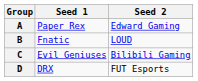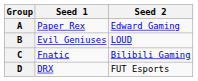(53, 40) Fnatic -> (72, 40) Evil Geniuses
(72, 55) Evil Geniuses -> (53, 55) Fnatic
